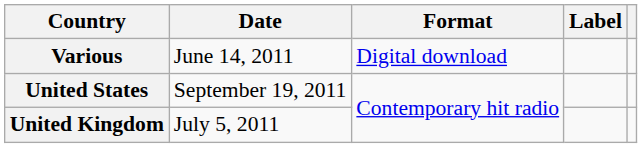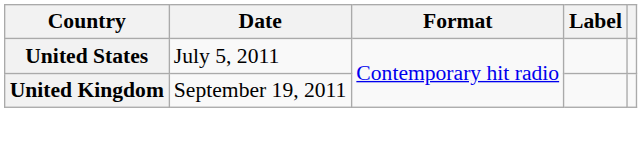- row: (87, 55)
(260, 90) September 19, 2011 -> (227, 55) July 5, 2011
(227, 124) July 5, 2011 -> (260, 90) September 19, 2011
